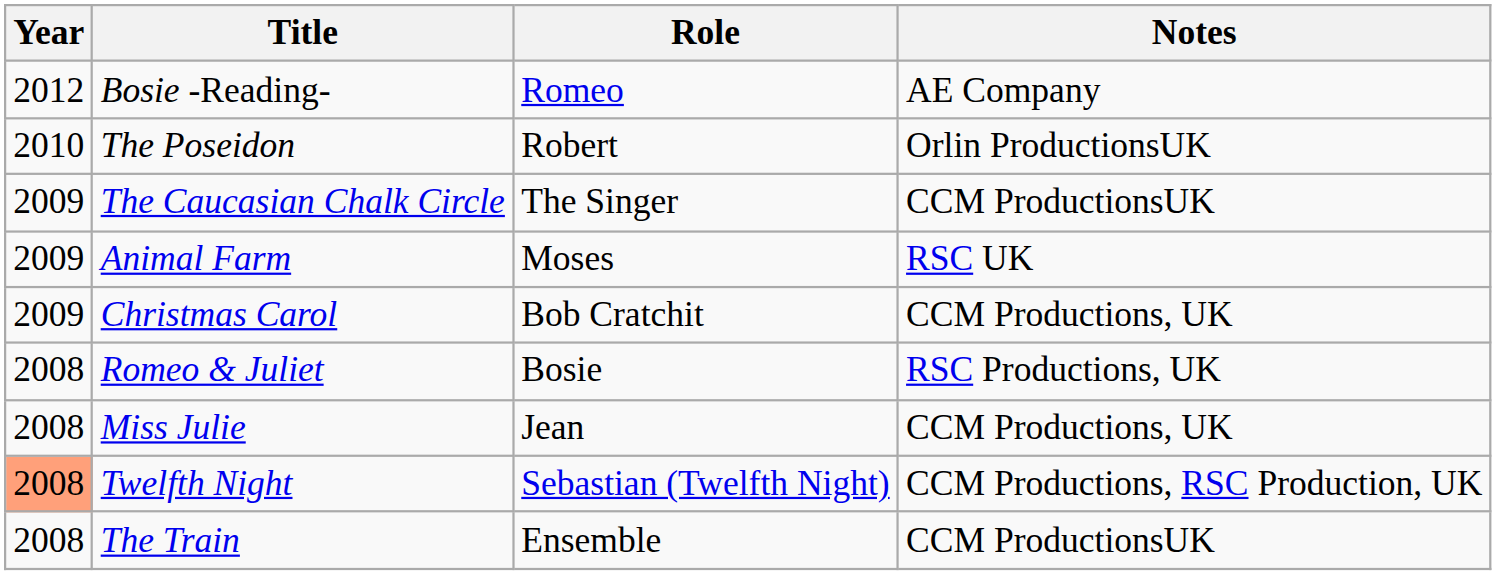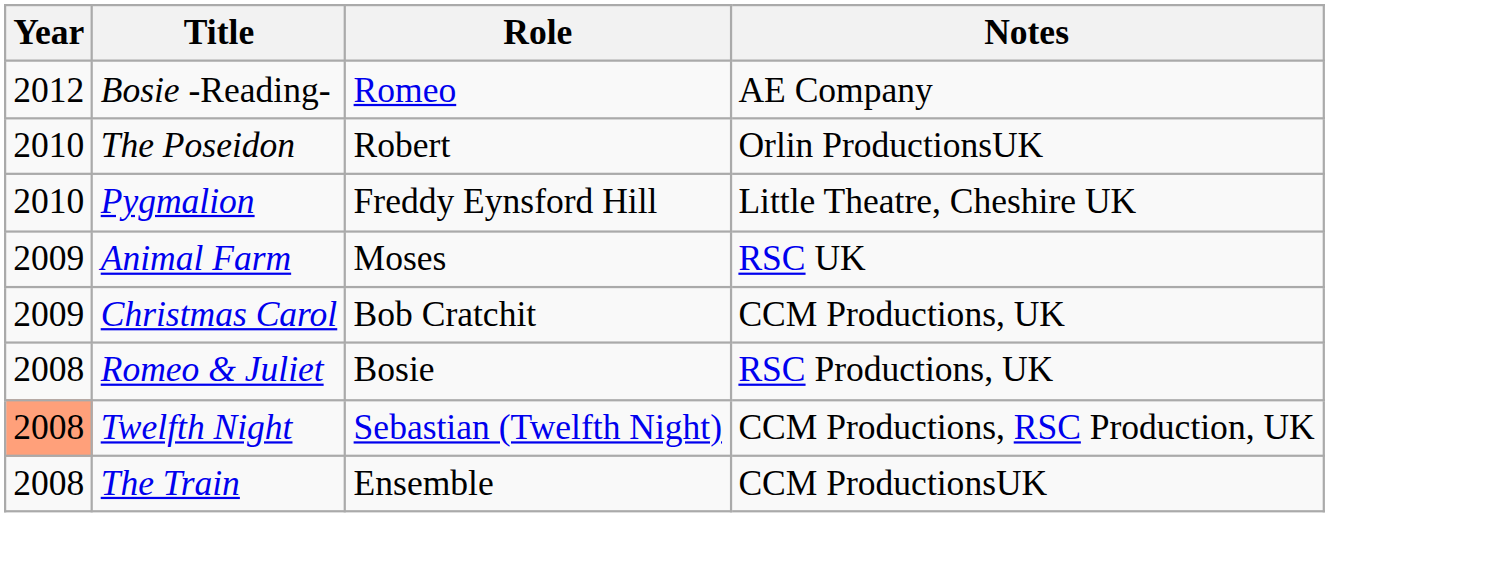+ row: (178, 201)
- row: (303, 201)
- row: (173, 426)
